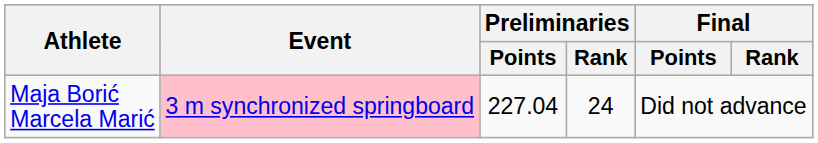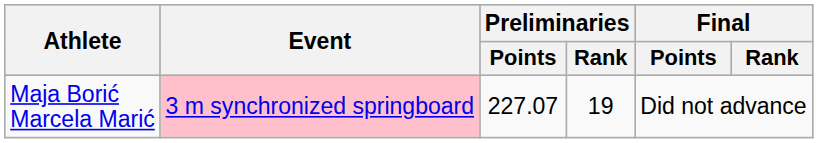(523, 107) 227.04 -> (523, 107) 227.07
(601, 107) 24 -> (601, 107) 19
